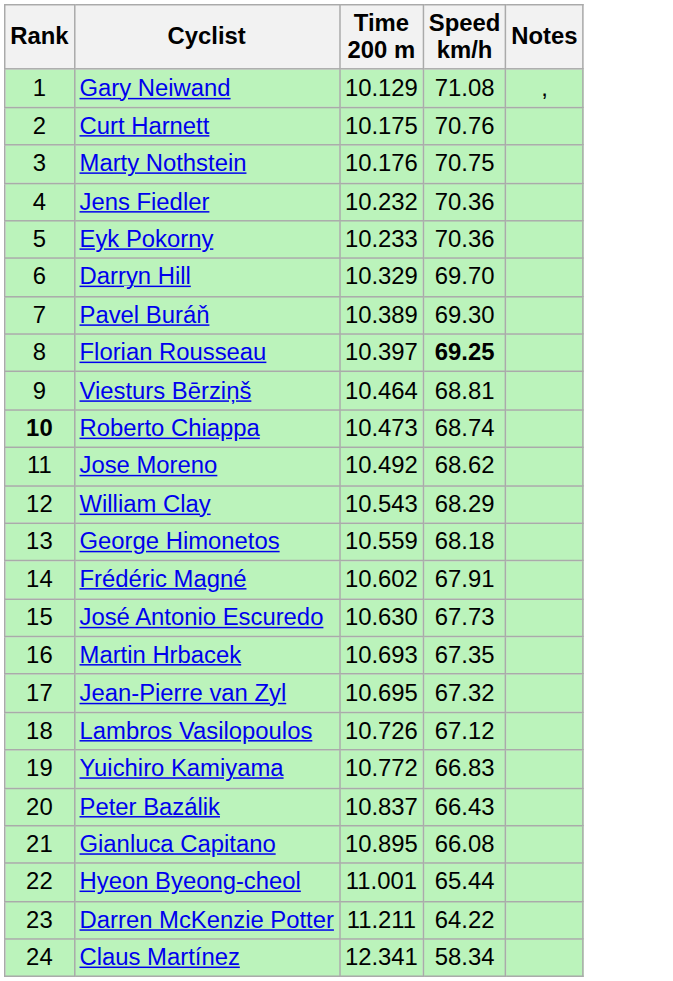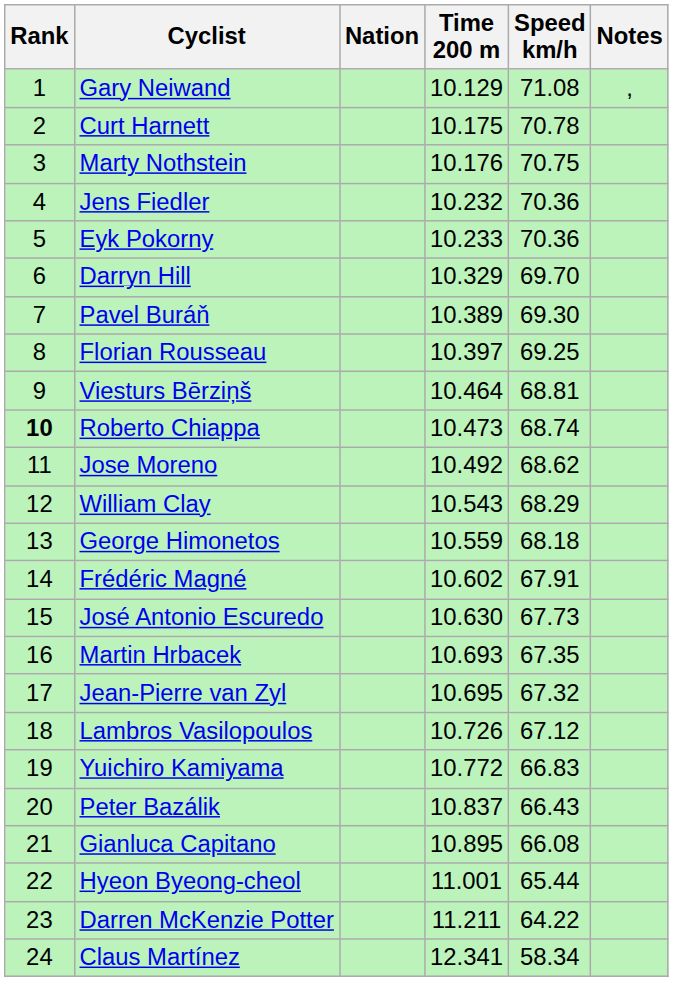+ column: (382, 36)
(465, 125) 70.76 -> (550, 125) 70.78
(465, 352) bold -> (550, 352) normal
